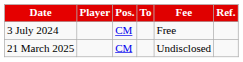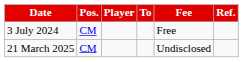columns swapped: (125, 13) <-> (95, 13)
